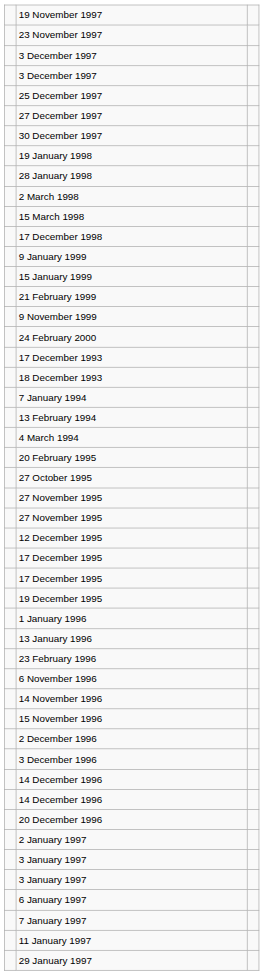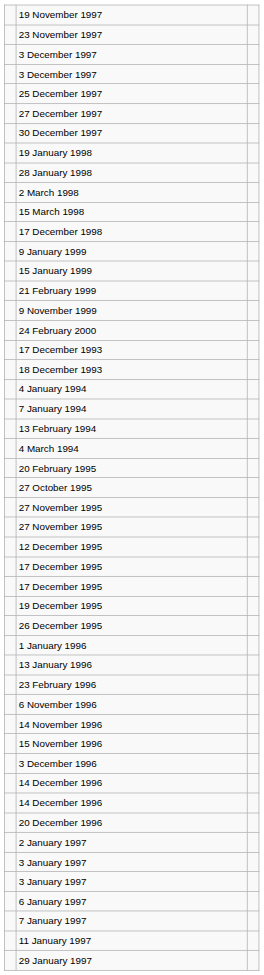+ row: (10, 389)
+ row: (10, 626)
- row: (10, 739)
